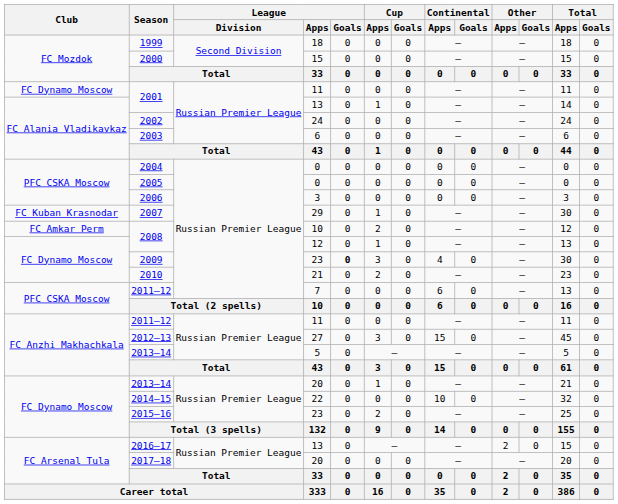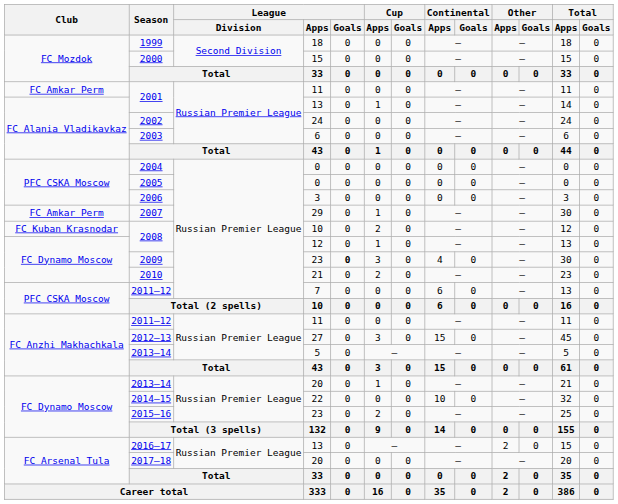(67, 89) FC Dynamo Moscow -> (67, 89) FC Amkar Perm
(67, 213) FC Kuban Krasnodar -> (67, 213) FC Amkar Perm
(67, 229) FC Amkar Perm -> (67, 229) FC Kuban Krasnodar
